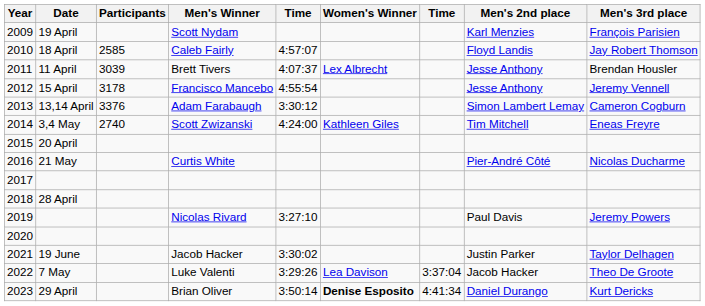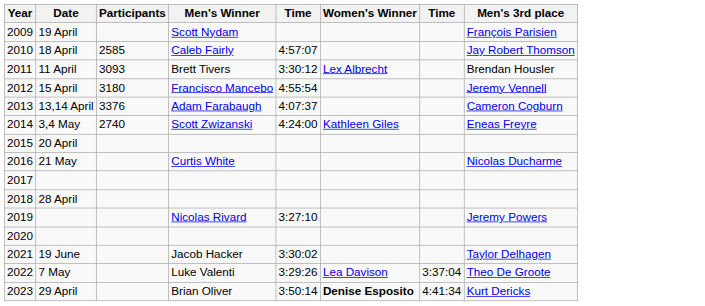- column: (525, 13)
(112, 69) 3039 -> (112, 69) 3093
(298, 69) 4:07:37 -> (298, 69) 3:30:12
(112, 87) 3178 -> (112, 87) 3180
(298, 106) 3:30:12 -> (298, 106) 4:07:37
